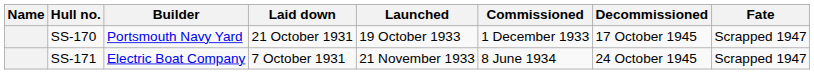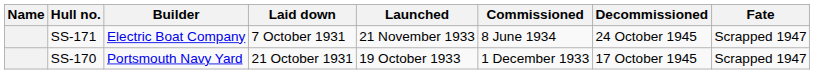rows swapped: (74, 36) <-> (74, 58)
